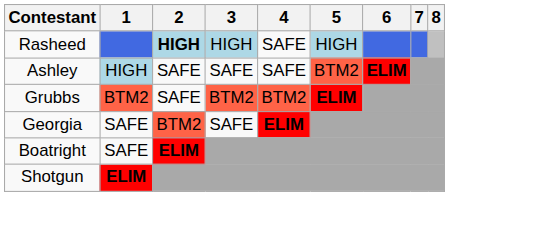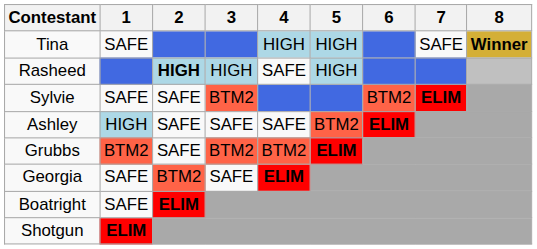+ row: (52, 44)
+ row: (52, 97)
